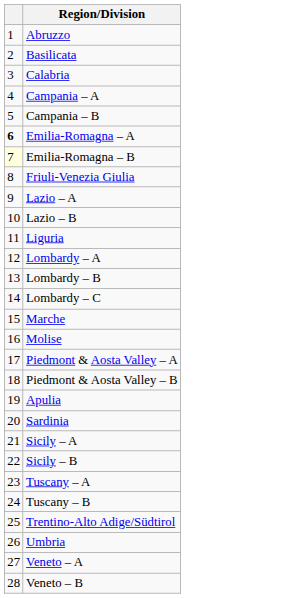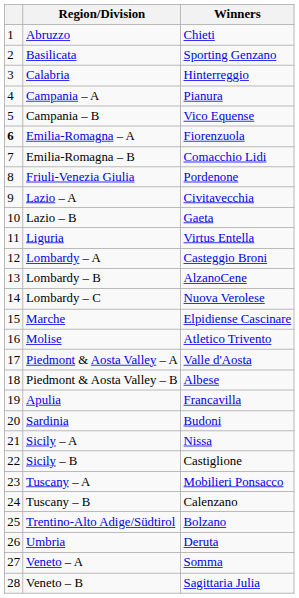+ column: (237, 14)
(11, 156) lightyellow background -> (11, 156) no background
